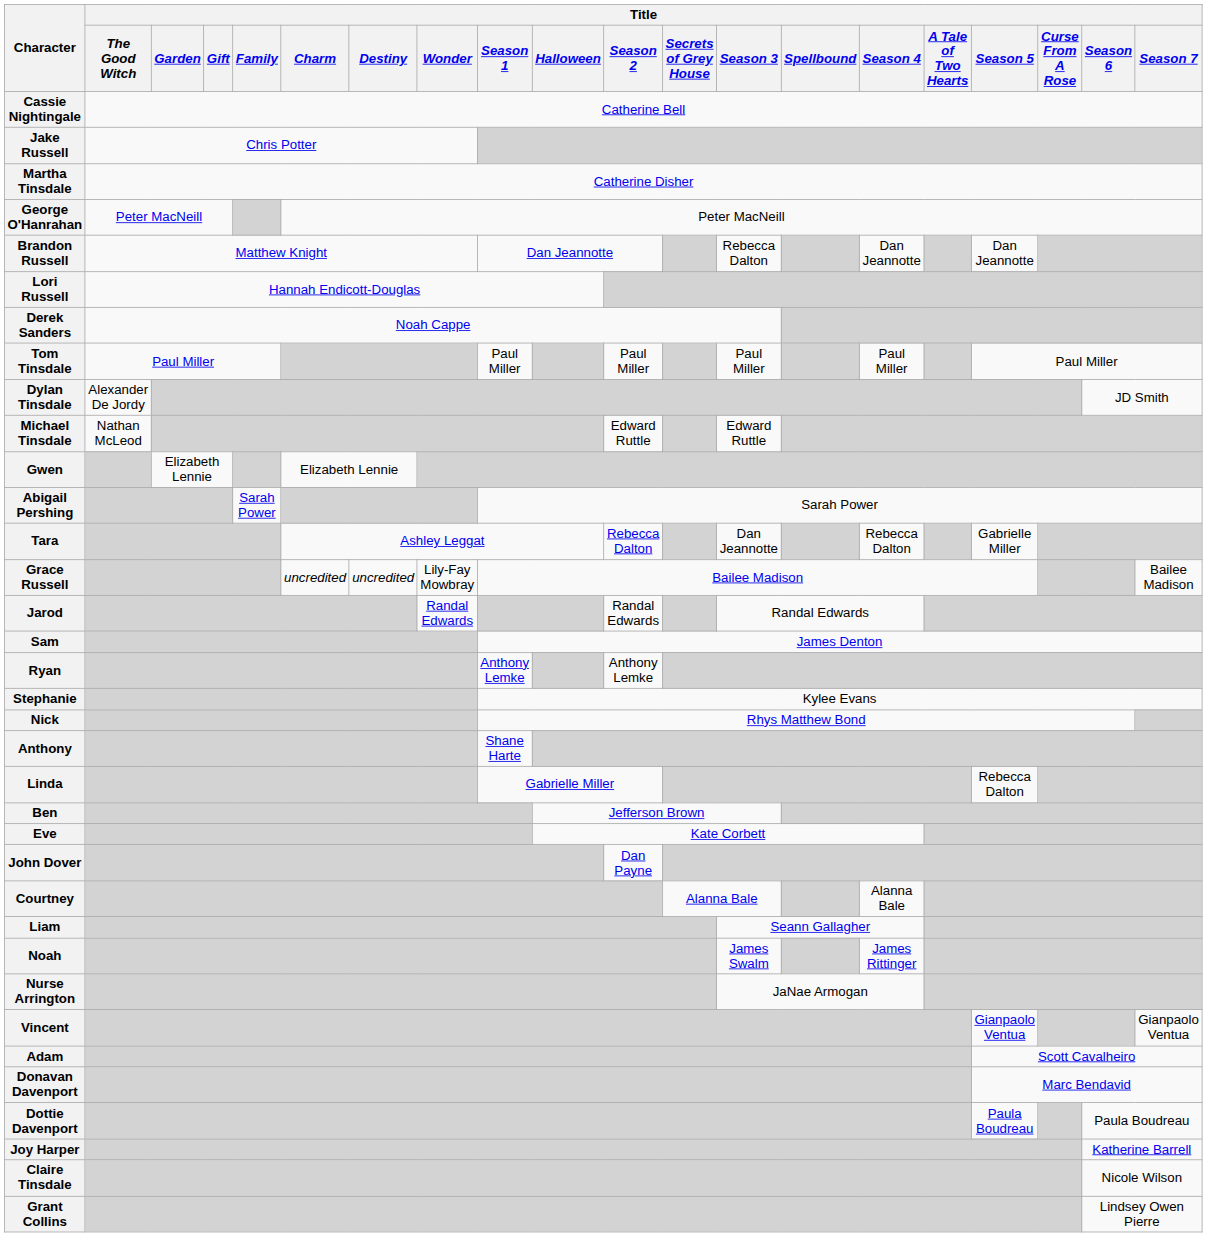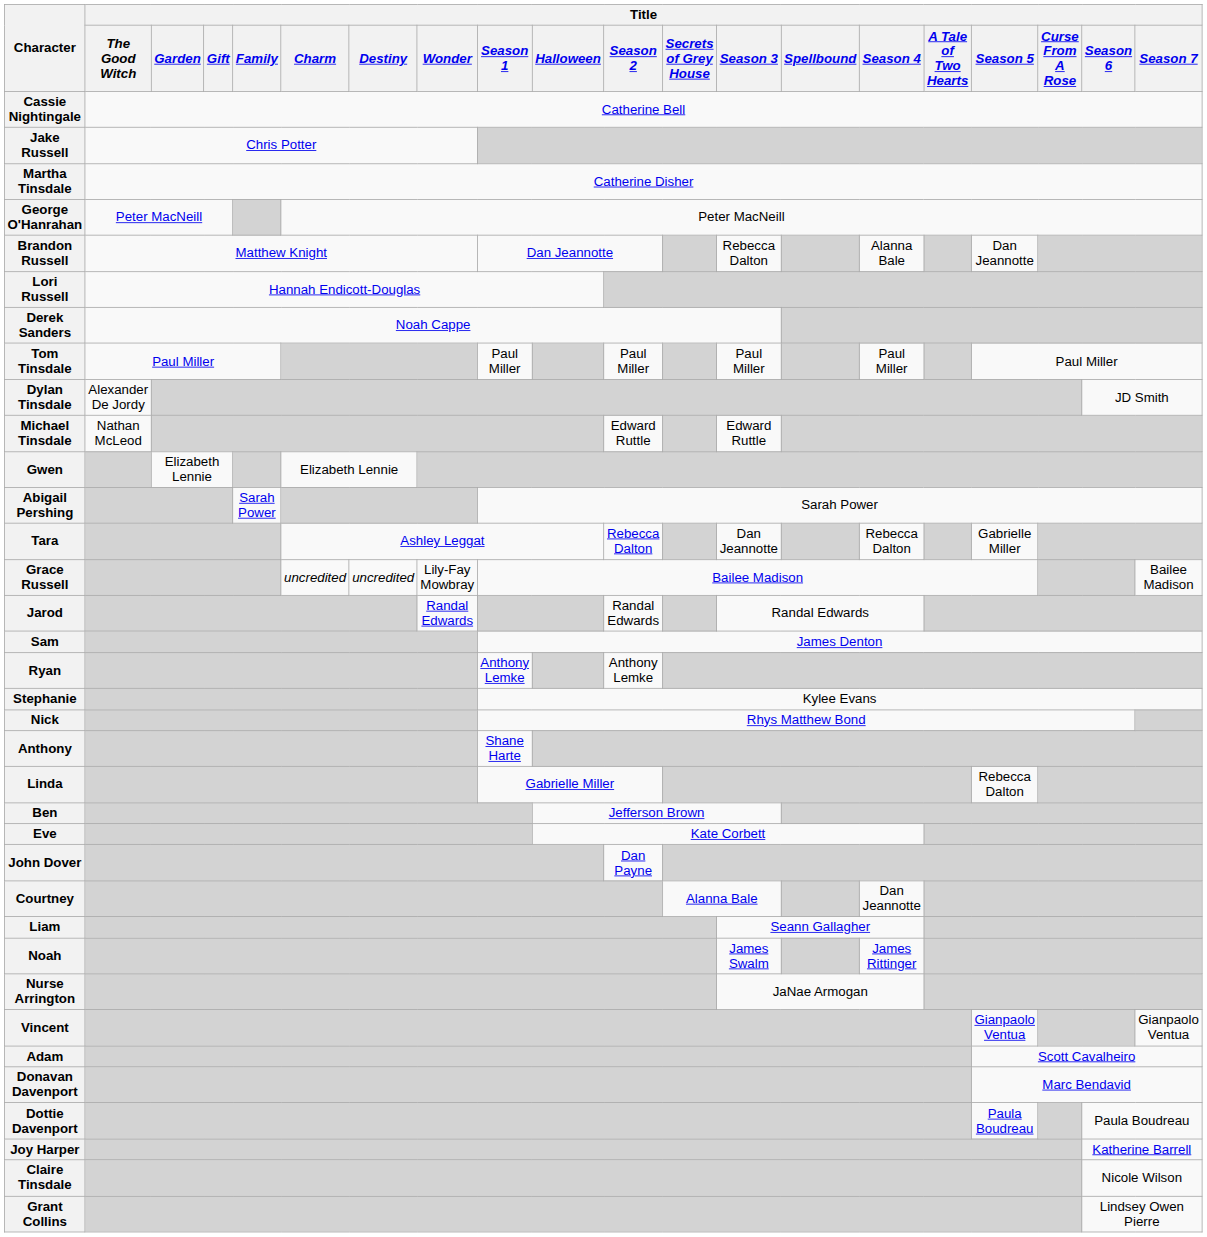(892, 253) Dan Jeannotte -> (892, 253) Alanna Bale
(892, 898) Alanna Bale -> (892, 898) Dan Jeannotte
